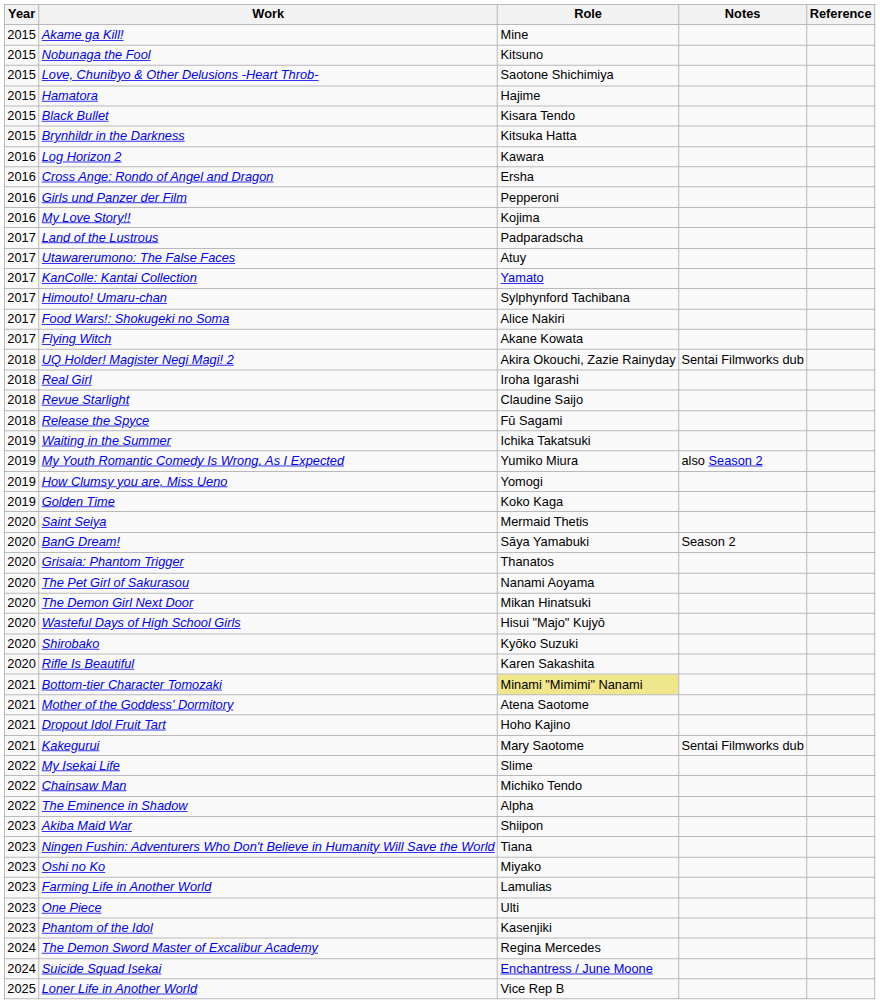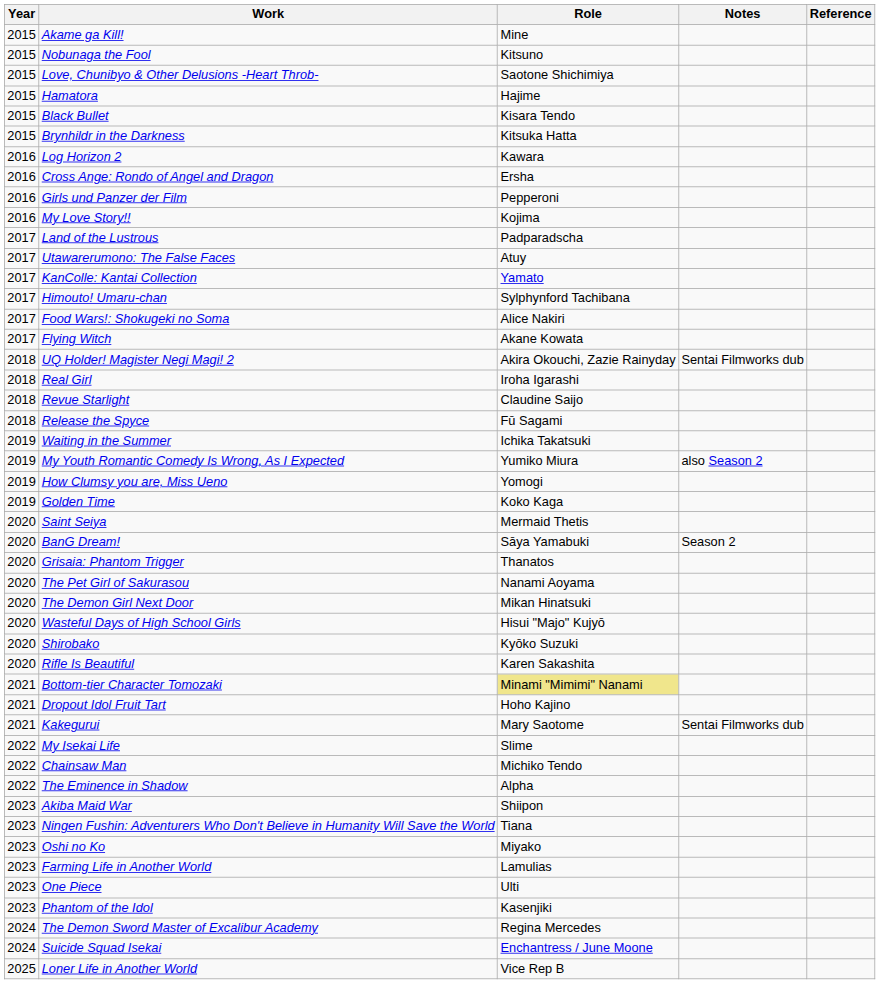- row: (138, 704)
